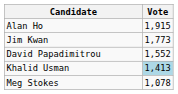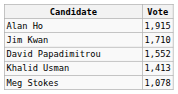(158, 40) 1,773 -> (158, 40) 1,710
(158, 68) lightblue background -> (158, 68) no background
